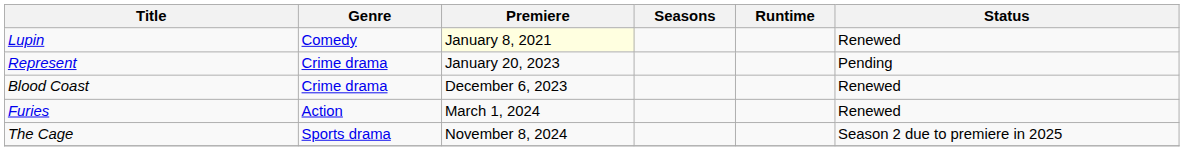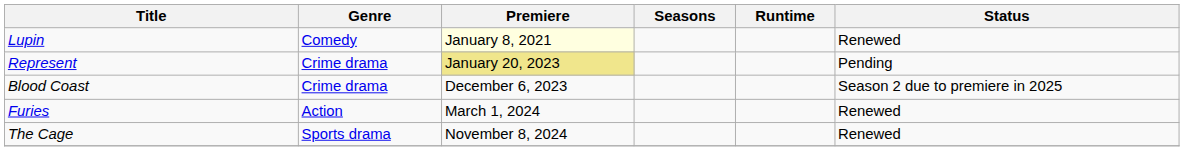(502, 63) no background -> (502, 63) khaki background
(869, 87) Renewed -> (950, 87) Season 2 due to premiere in 2025
(950, 134) Season 2 due to premiere in 2025 -> (869, 134) Renewed
